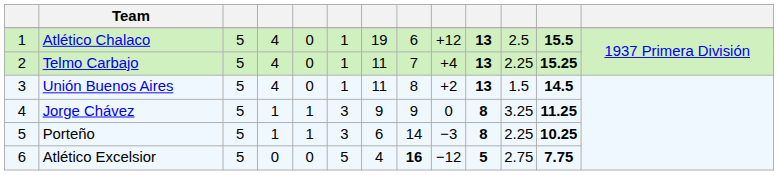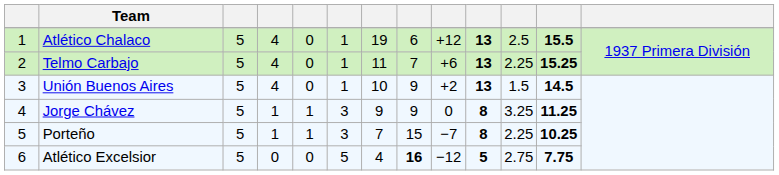(449, 63) +4 -> (449, 63) +6
(379, 87) 11 -> (379, 87) 10
(414, 87) 8 -> (414, 87) 9
(379, 134) 6 -> (379, 134) 7
(414, 134) 14 -> (414, 134) 15
(449, 134) −3 -> (449, 134) −7
